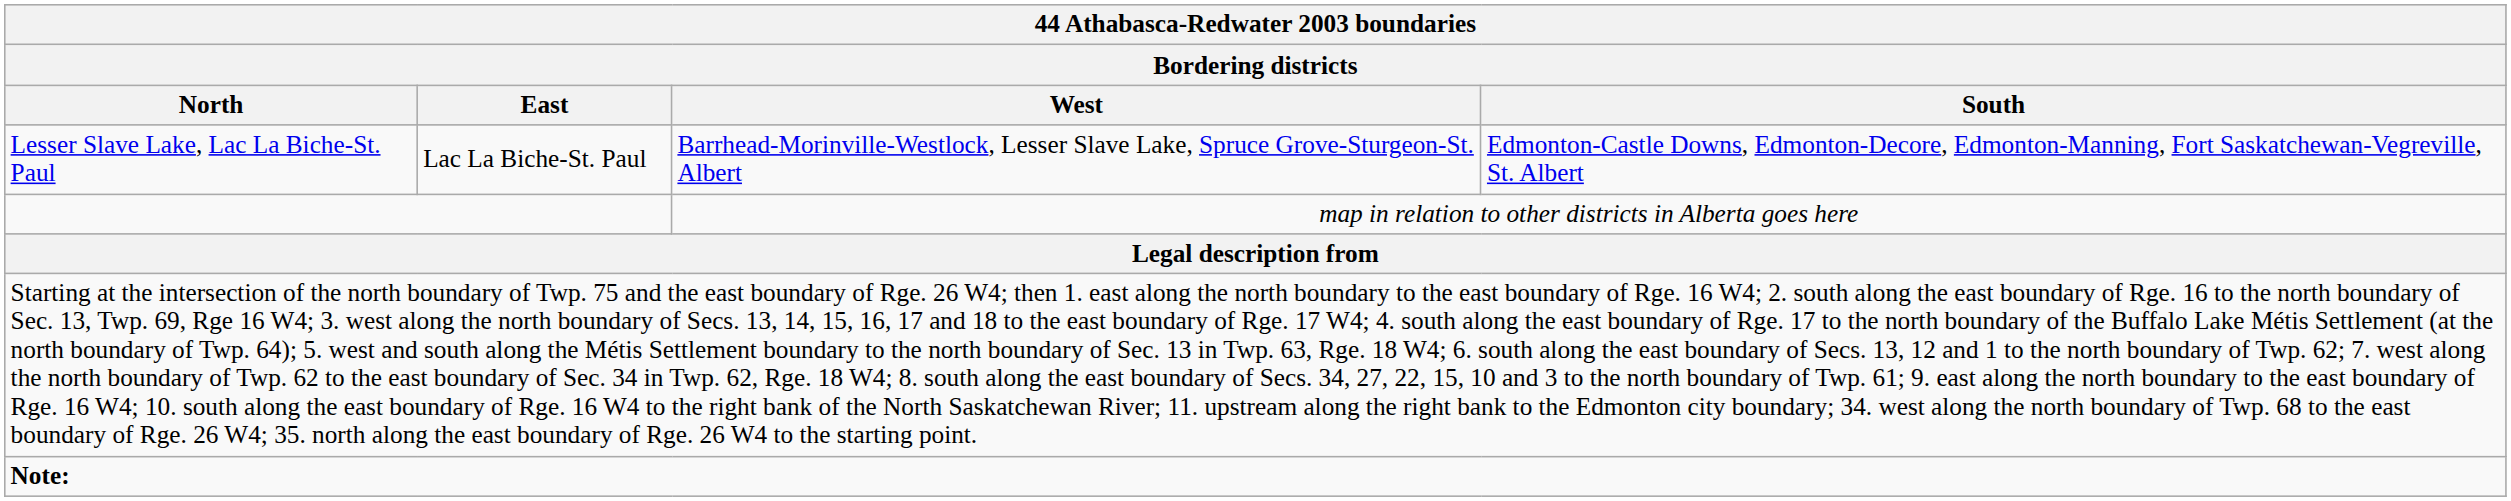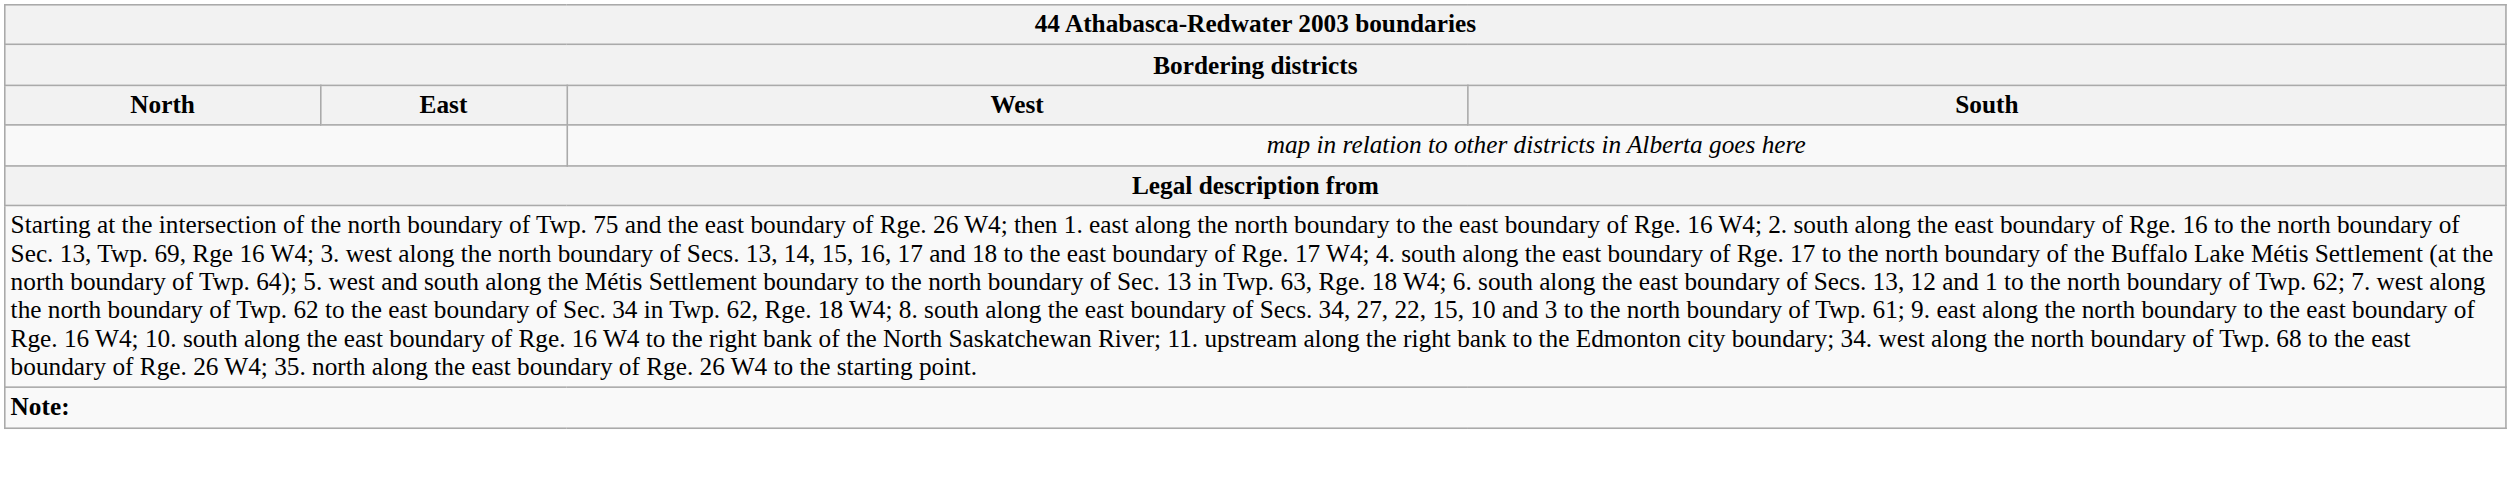- row: (196, 159)
